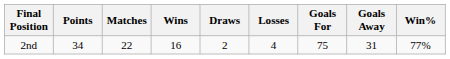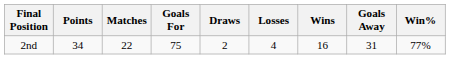columns swapped: (176, 20) <-> (323, 20)
